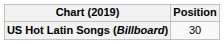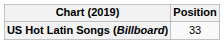(195, 30) 30 -> (195, 30) 33
